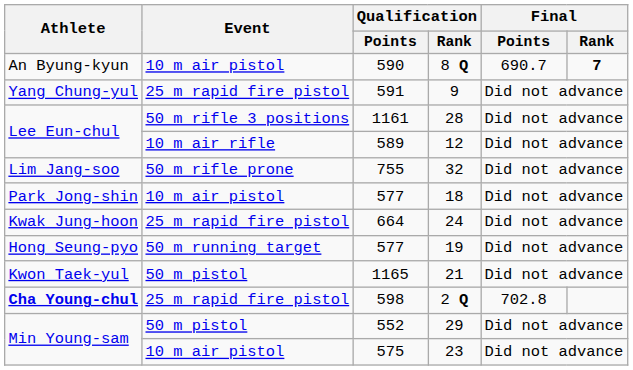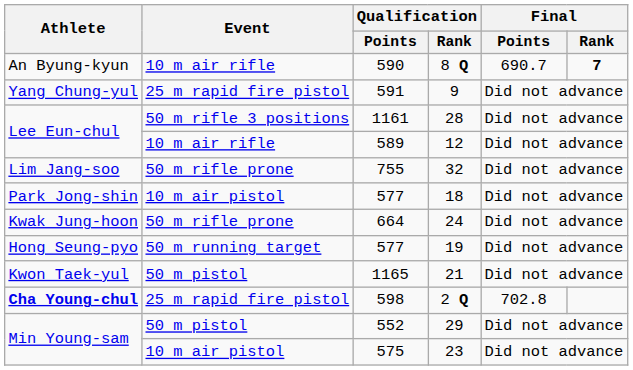(215, 66) 10 m air pistol -> (210, 66) 10 m air rifle
(247, 222) 25 m rapid fire pistol -> (220, 222) 50 m rifle prone
